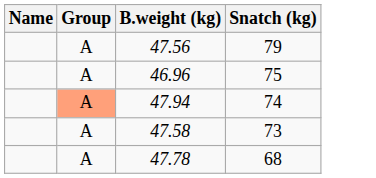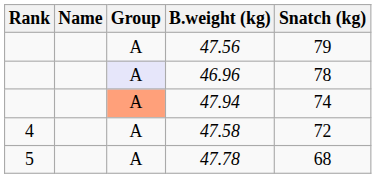+ column: (29, 18)
(86, 74) no background -> (136, 74) lavender background
(273, 74) 75 -> (323, 74) 78
(273, 131) 73 -> (323, 131) 72
